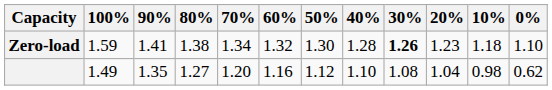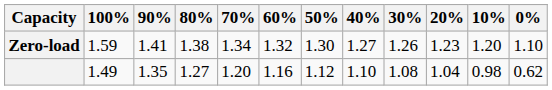(361, 44) 1.28 -> (361, 44) 1.27
(403, 44) bold -> (403, 44) normal
(487, 44) 1.18 -> (487, 44) 1.20
